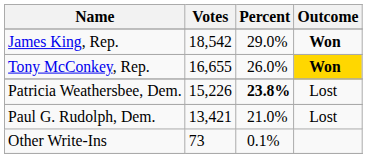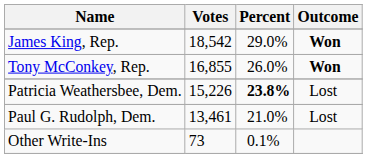(210, 66) 16,655 -> (210, 66) 16,855
(319, 66) gold background -> (319, 66) no background
(210, 116) 13,421 -> (210, 116) 13,461
